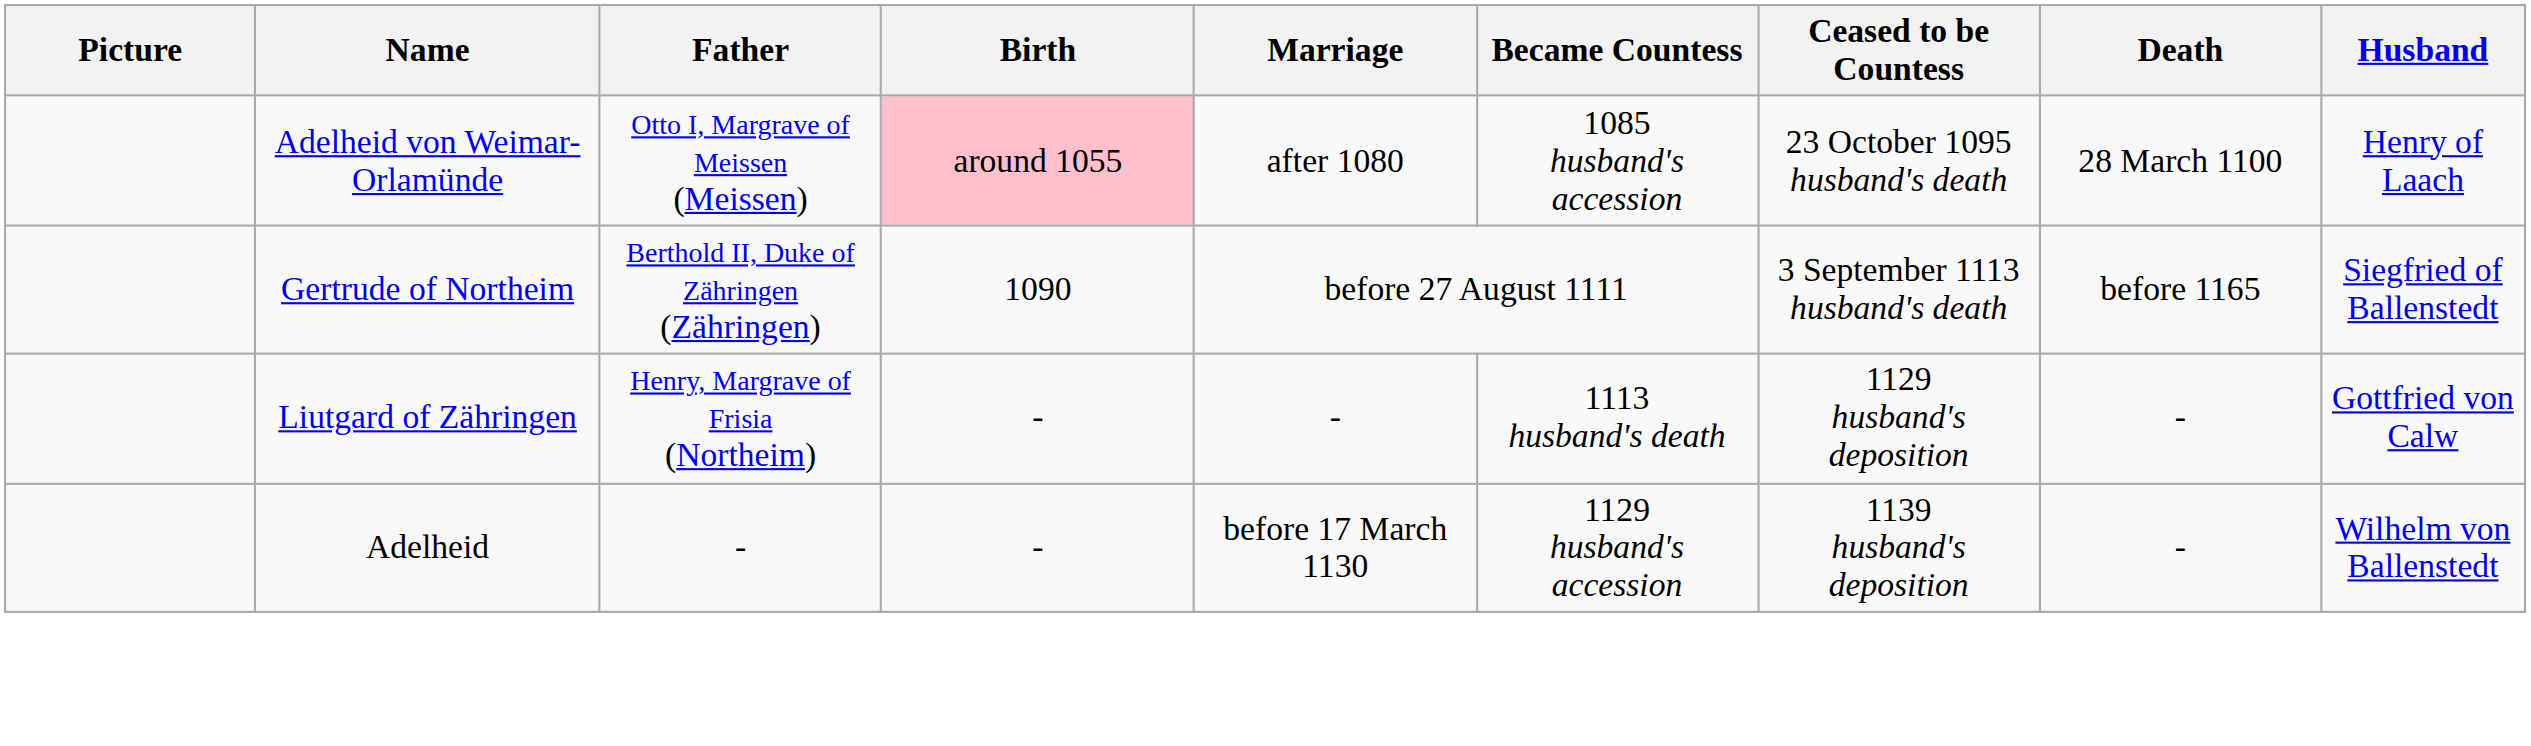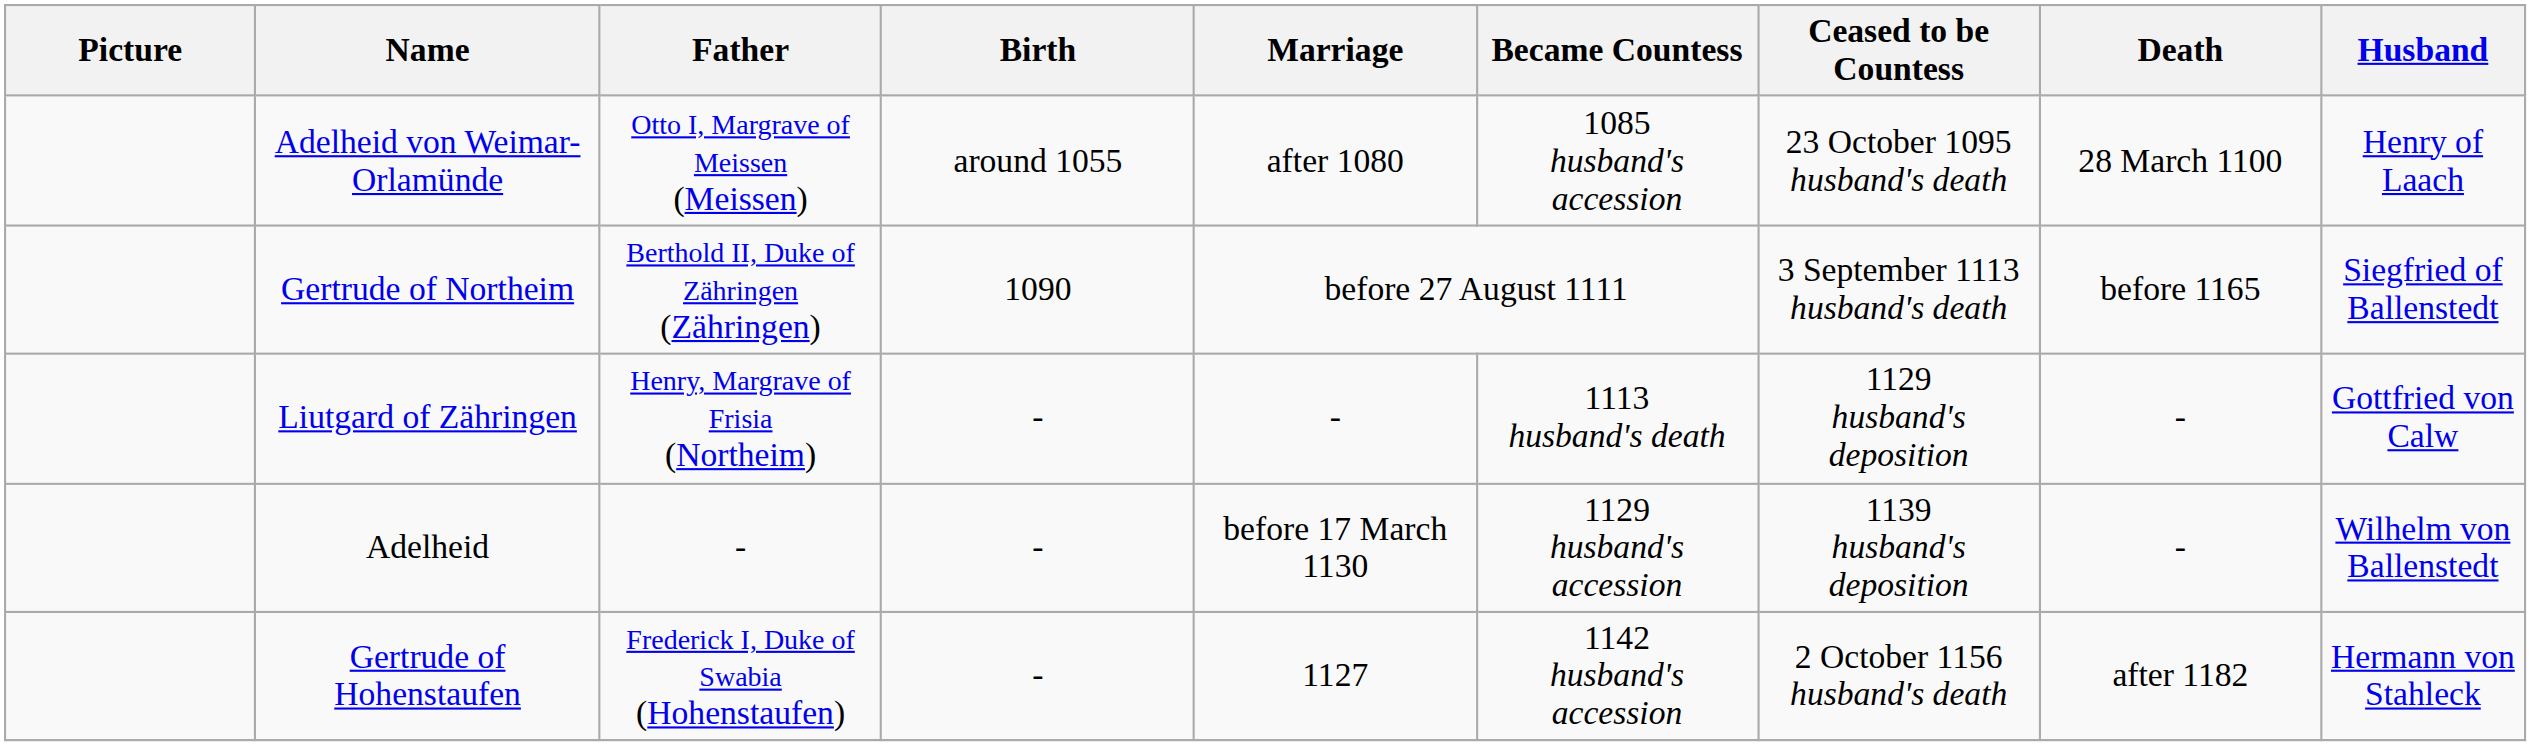(1038, 160) pink background -> (1038, 160) no background
+ row: (428, 675)
